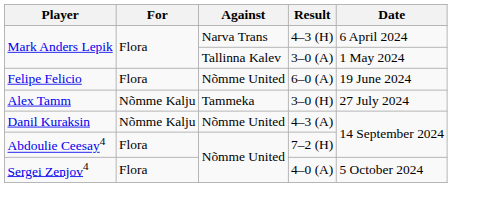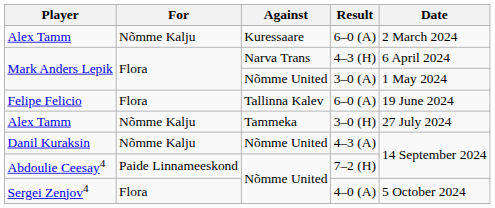+ row: (39, 36)
(241, 57) Tallinna Kalev -> (286, 79) Nõmme United
(243, 79) Nõmme United -> (284, 100) Tallinna Kalev
(133, 144) Flora -> (179, 166) Paide Linnameeskond
